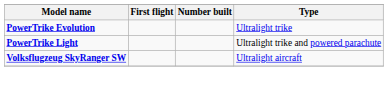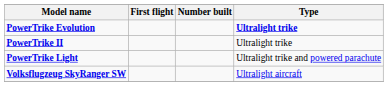(264, 28) normal -> (267, 28) bold
+ row: (35, 43)
